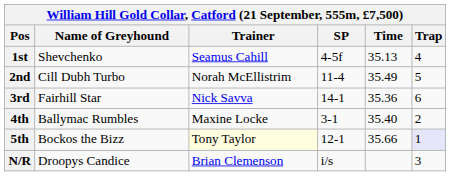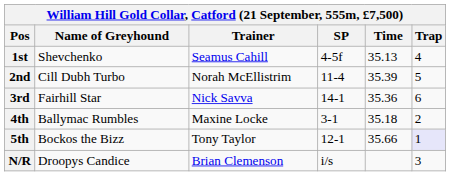(383, 77) 35.49 -> (383, 77) 35.39
(383, 118) 35.40 -> (383, 118) 35.18
(224, 139) lightyellow background -> (224, 139) no background
